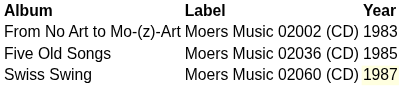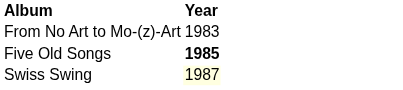- column: (205, 10)
(380, 53) normal -> (202, 53) bold
